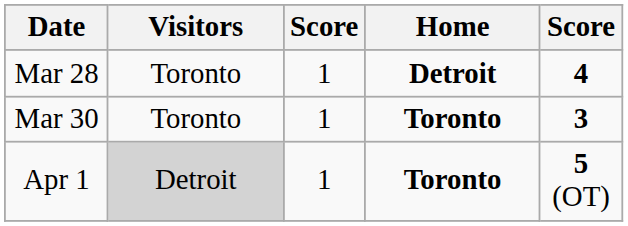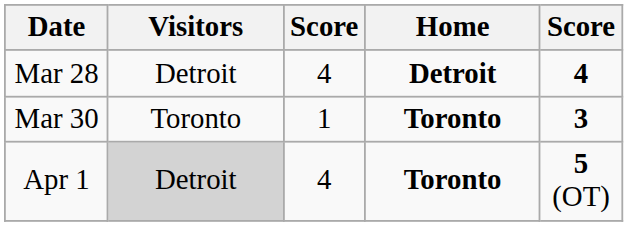(196, 73) Toronto -> (196, 73) Detroit
(324, 73) 1 -> (324, 73) 4
(324, 180) 1 -> (324, 180) 4
